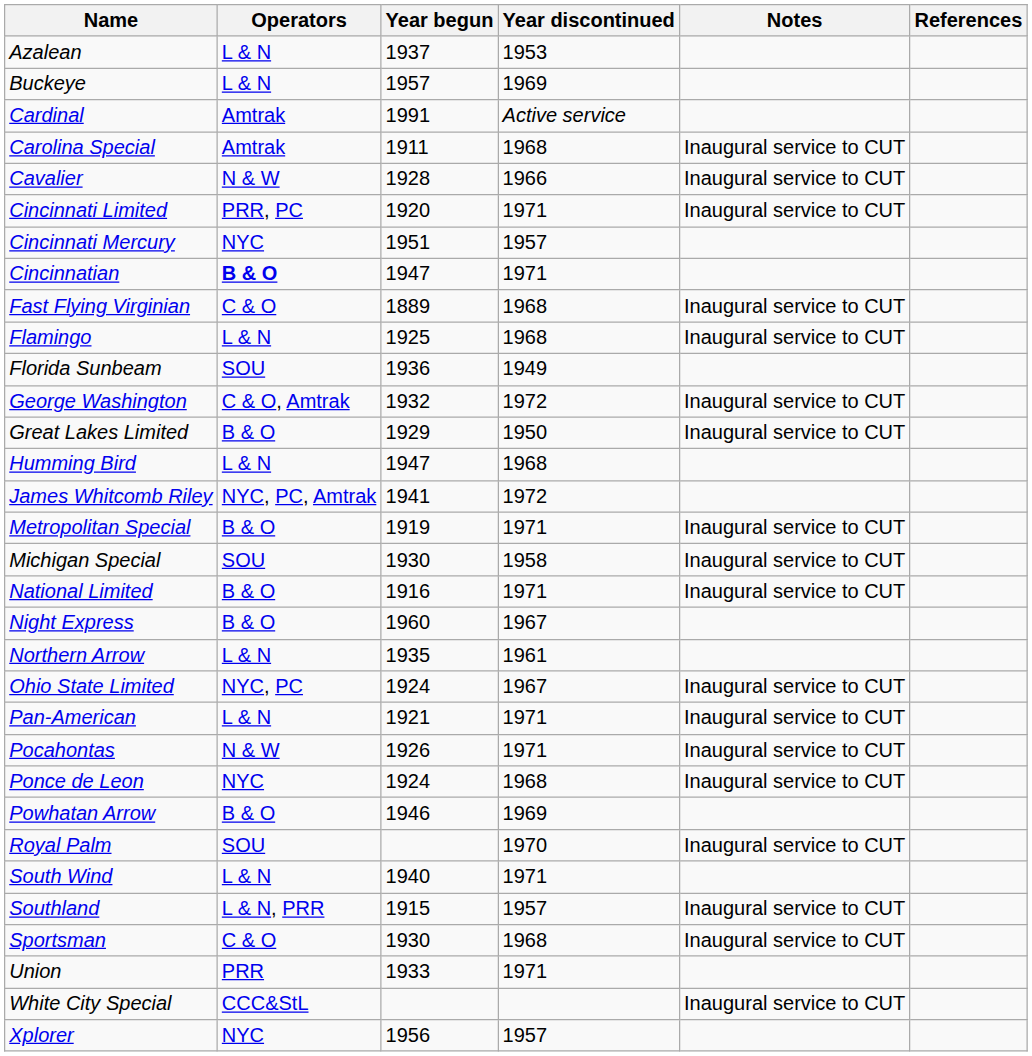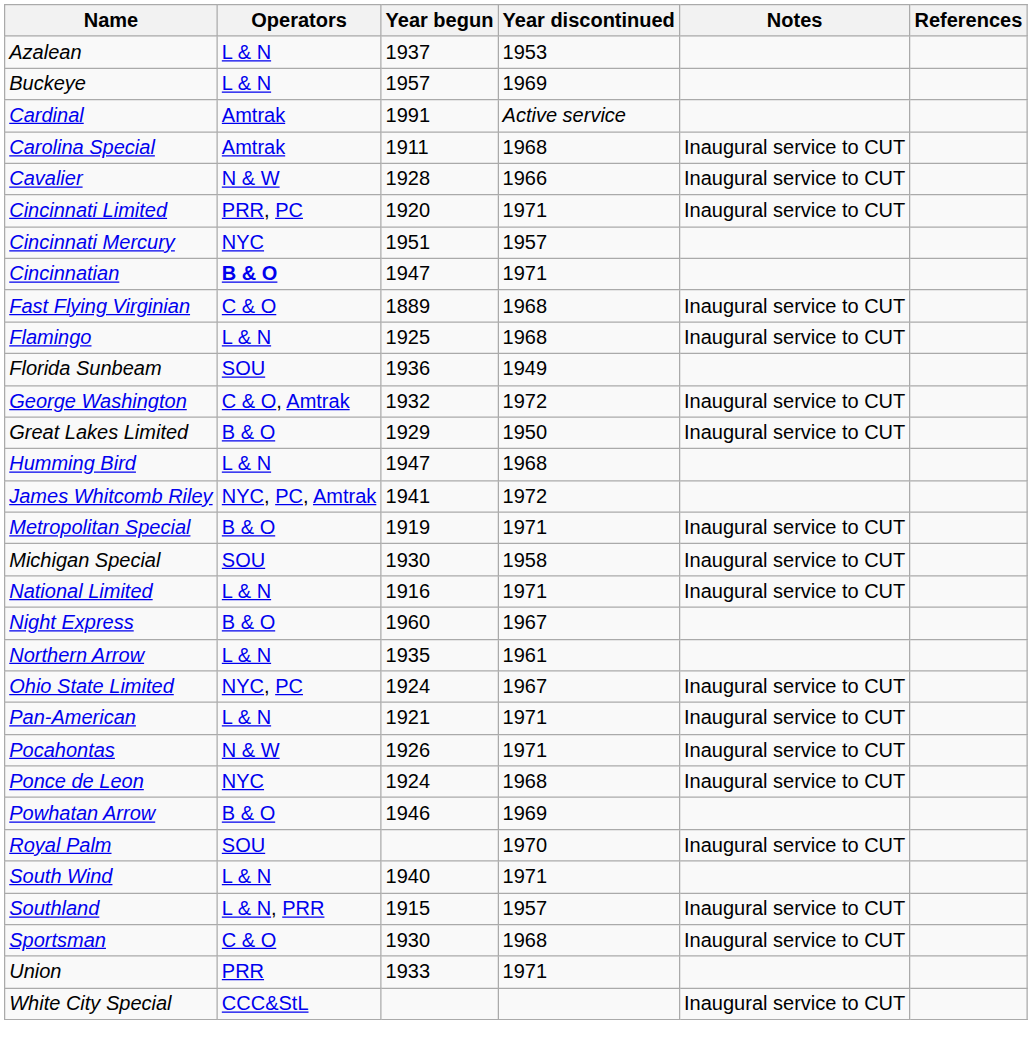(249, 591) B & O -> (246, 591) L & N
- row: (41, 1035)
